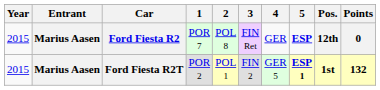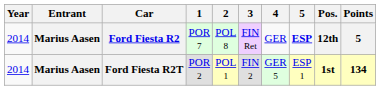(18, 38) 2015 -> (18, 38) 2014
(358, 38) 0 -> (358, 38) 5
(18, 70) 2015 -> (18, 70) 2014
(302, 70) bold -> (302, 70) normal
(358, 70) 132 -> (358, 70) 134
